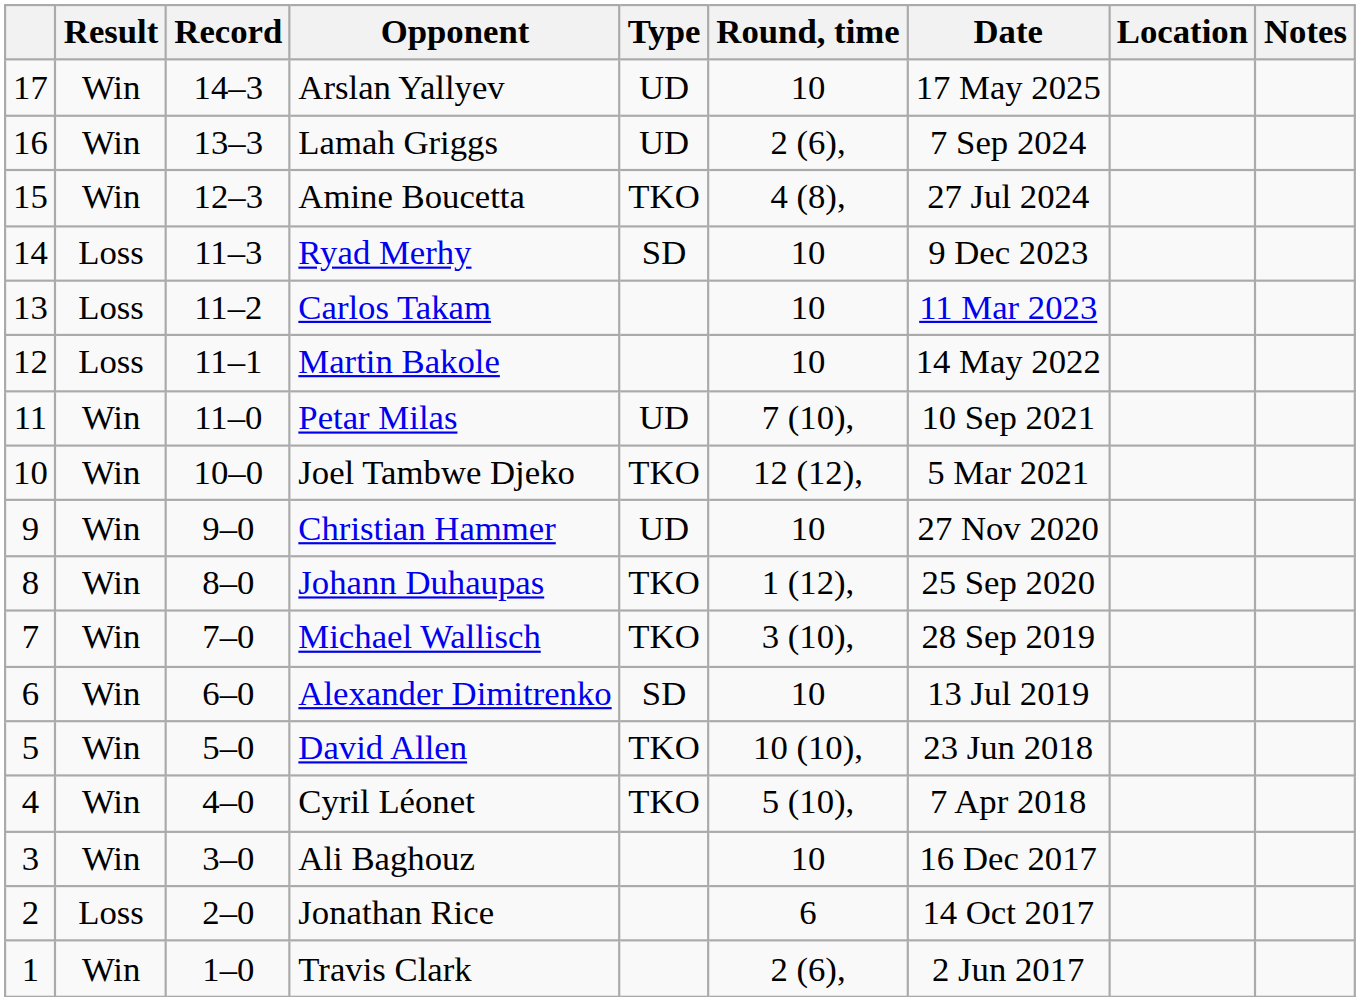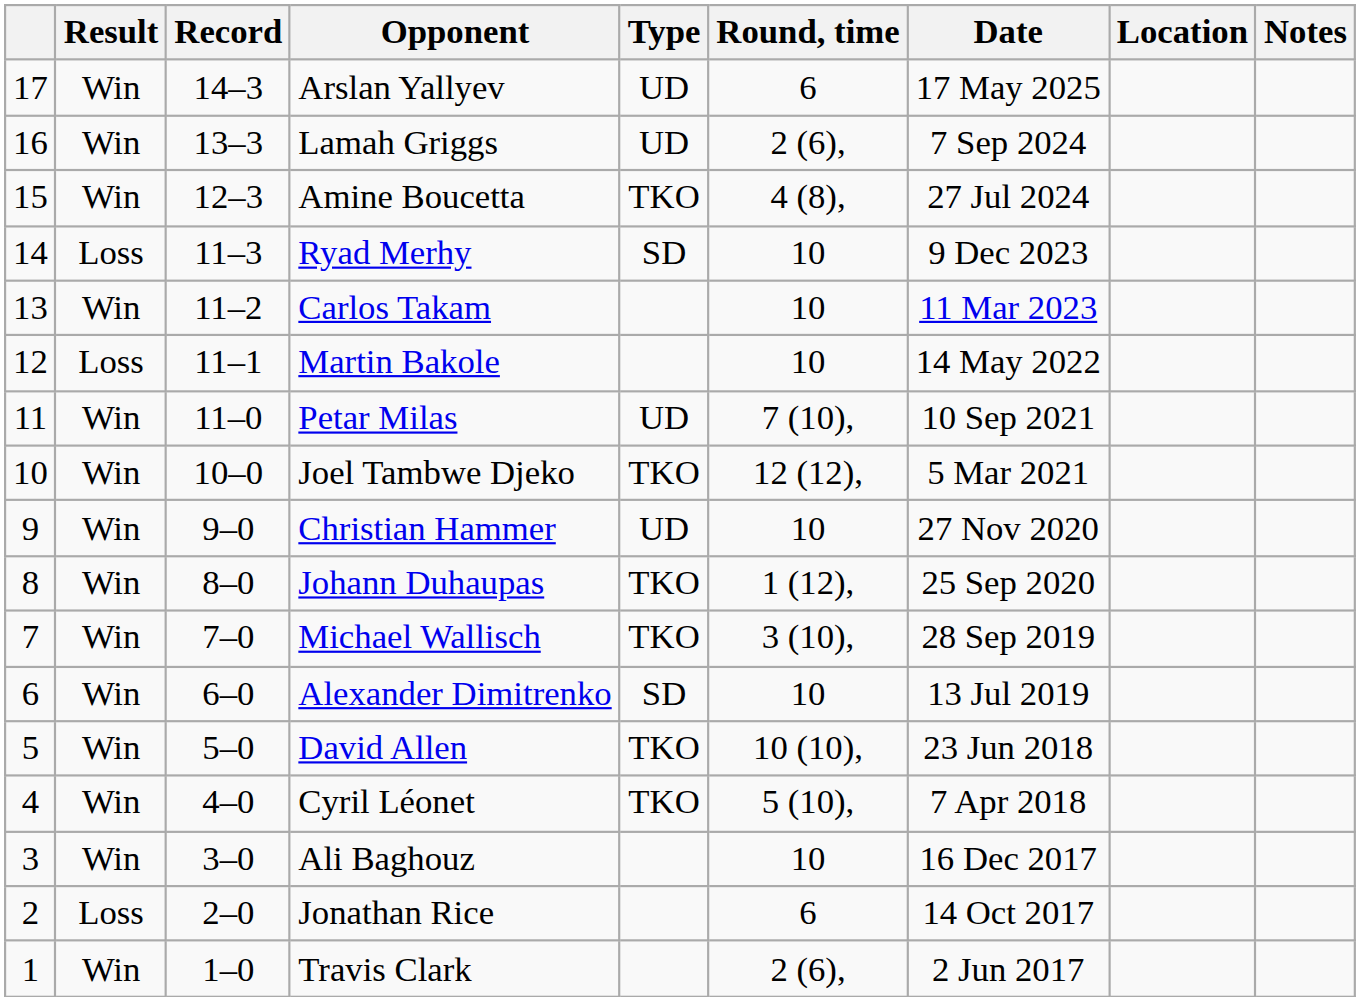(808, 87) 10 -> (808, 87) 6
(111, 307) Loss -> (111, 307) Win
